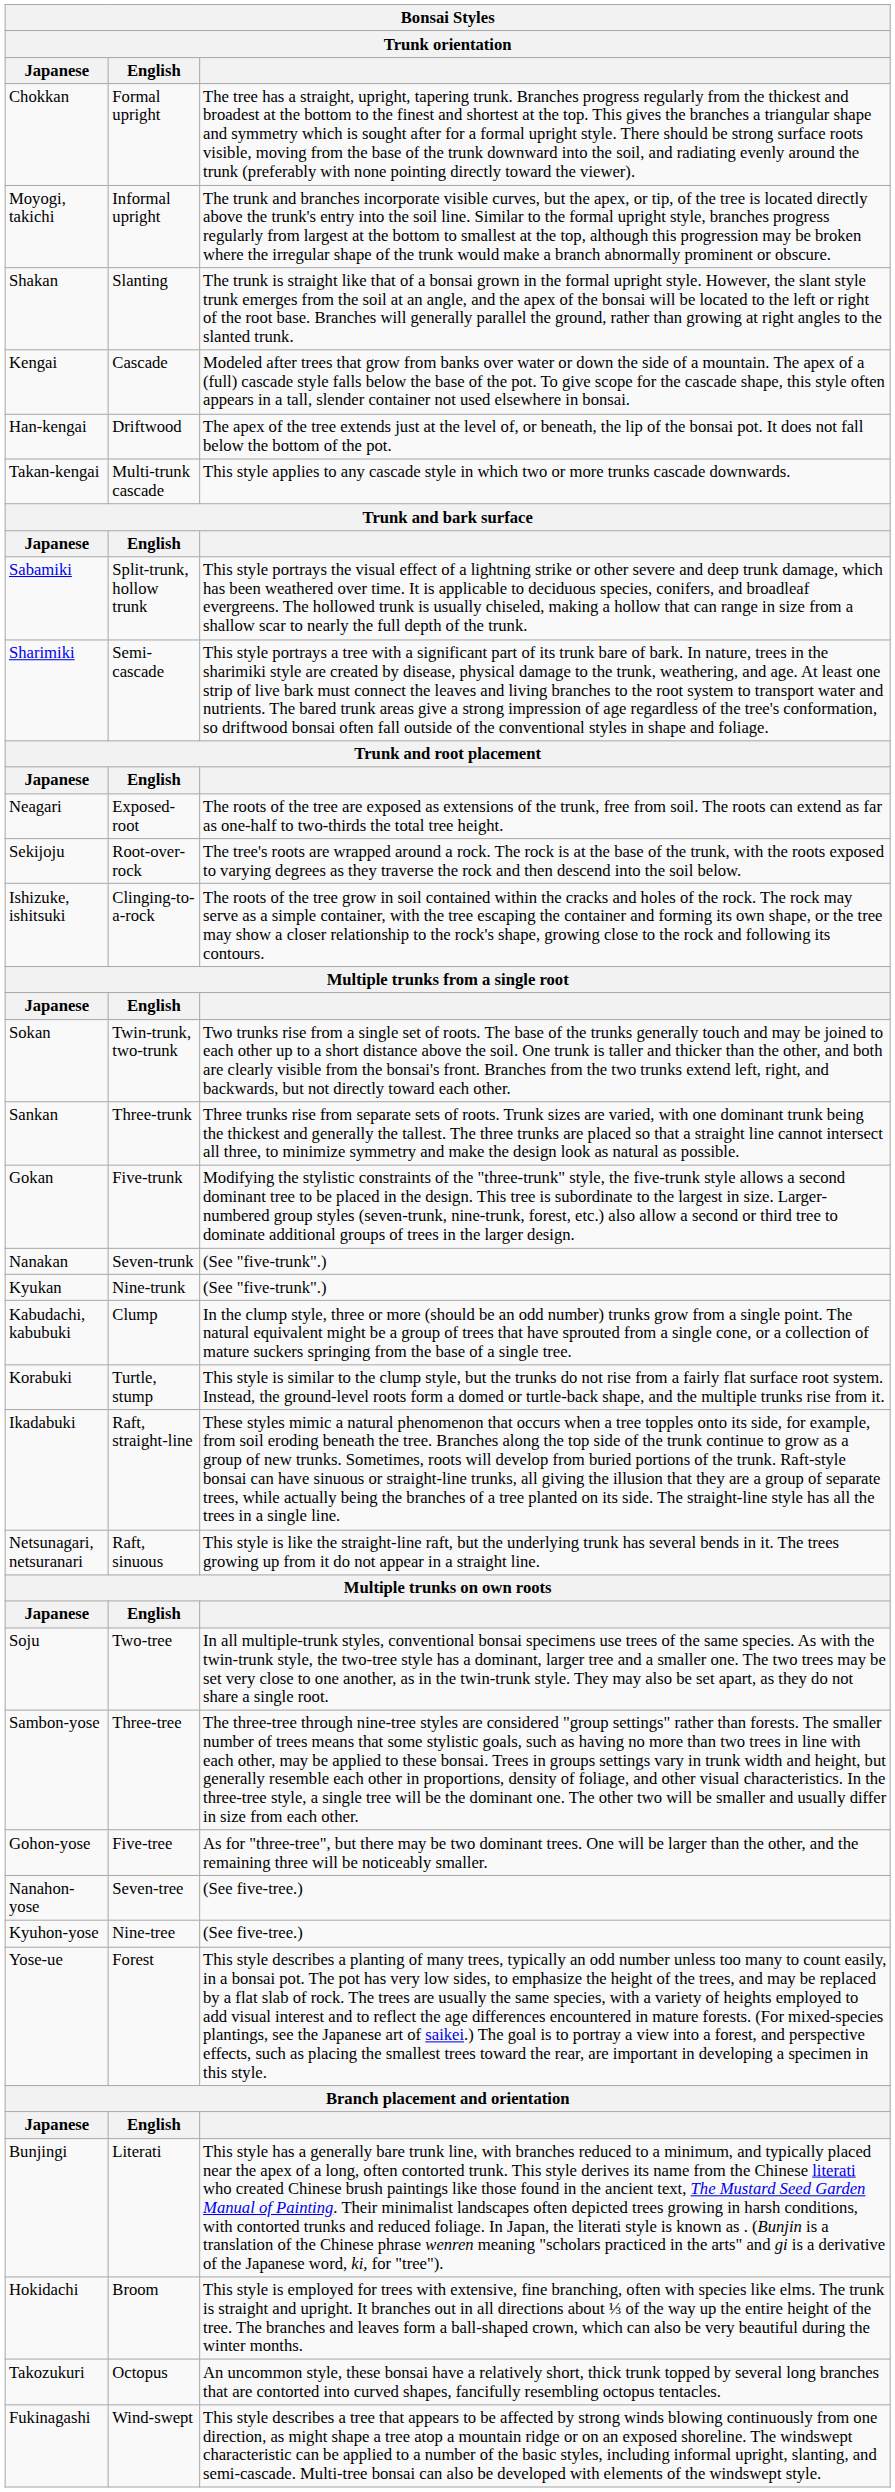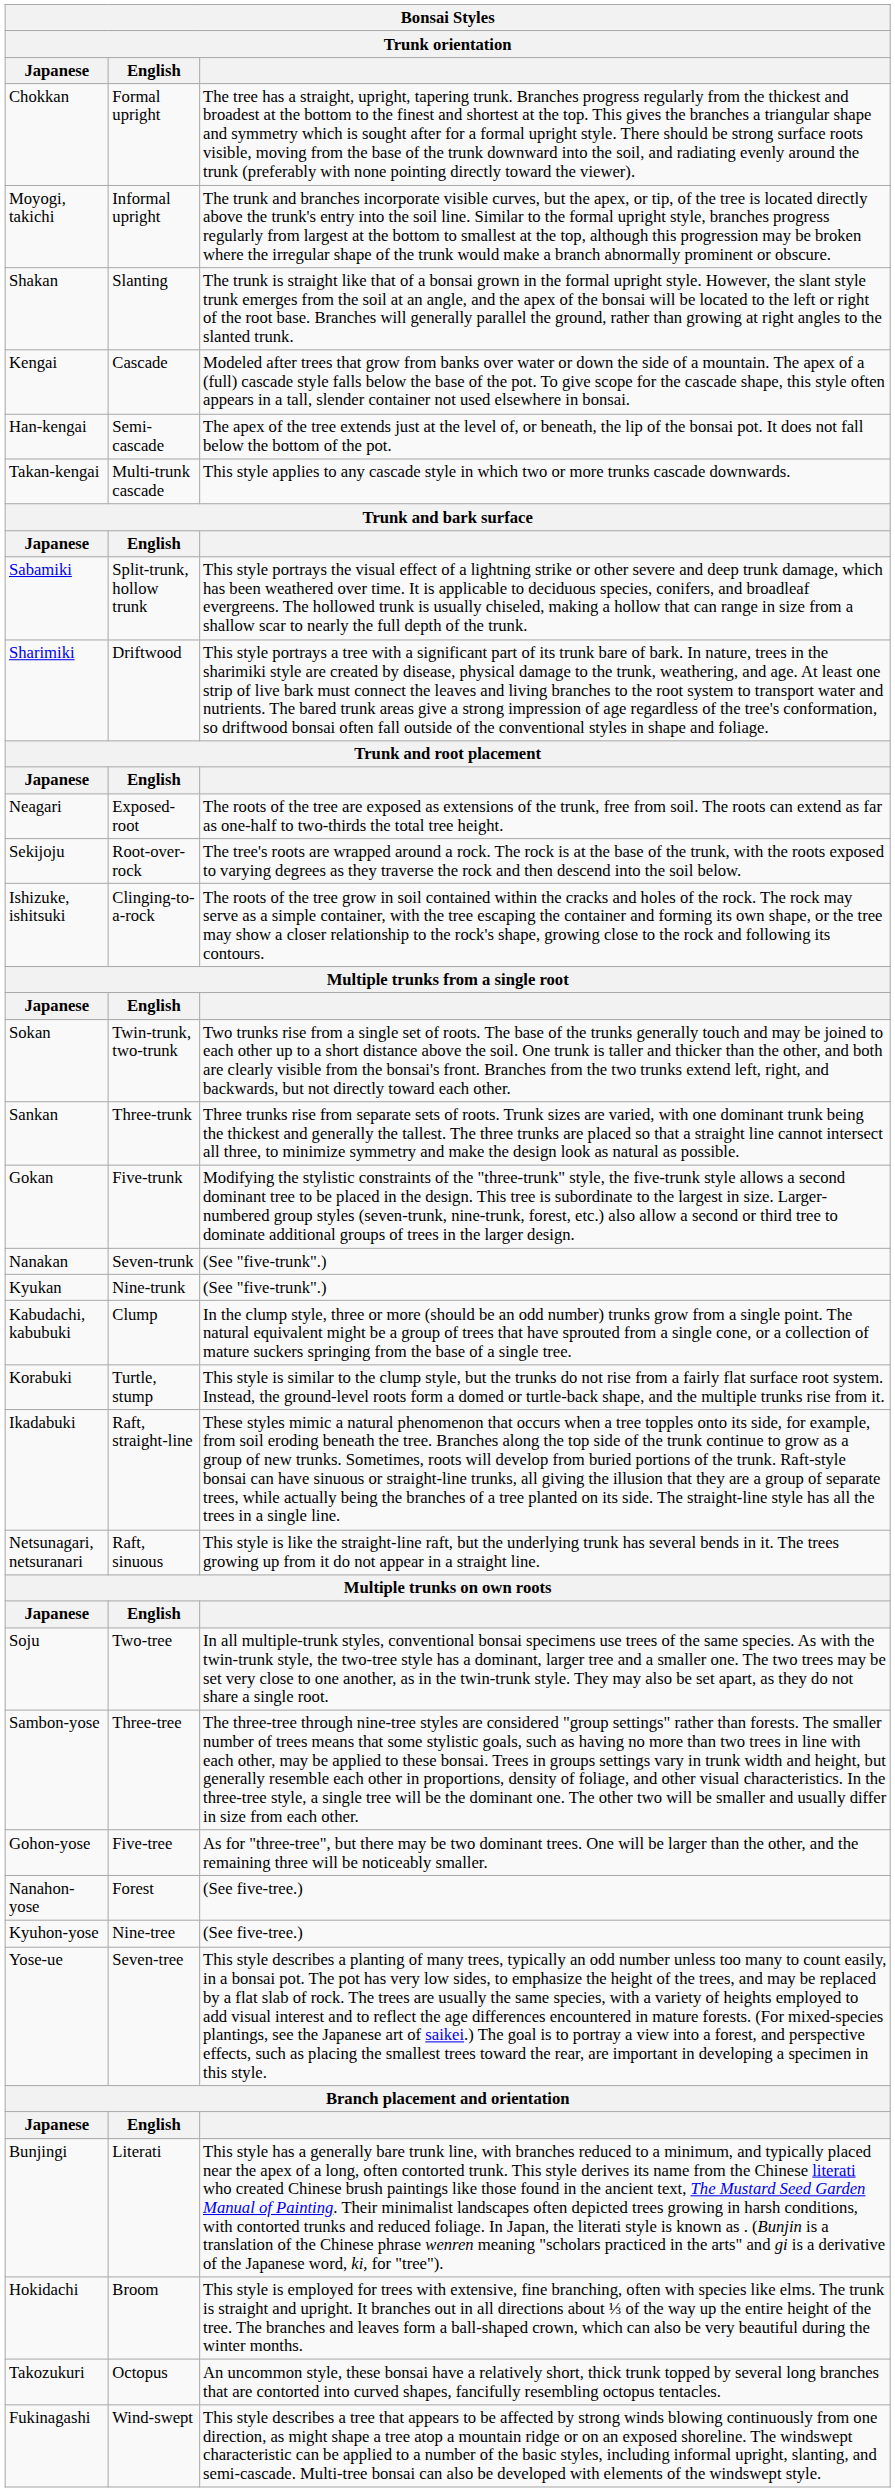(147, 427) Driftwood -> (138, 436) Semi-cascade
(138, 661) Semi-cascade -> (147, 652) Driftwood
(148, 1888) Seven-tree -> (133, 1888) Forest
(133, 1959) Forest -> (148, 1959) Seven-tree
